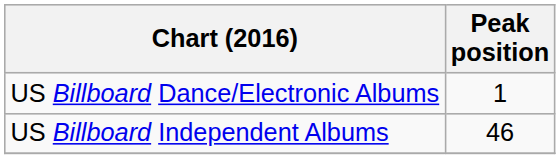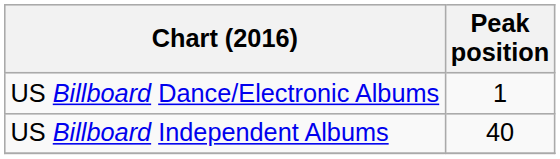(500, 133) 46 -> (500, 133) 40
